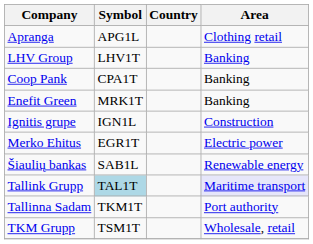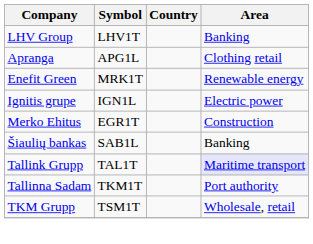rows swapped: (31, 36) <-> (40, 57)
- row: (37, 79)
(227, 100) Banking -> (254, 79) Renewable energy
(239, 121) Construction -> (243, 100) Electric power
(243, 143) Electric power -> (239, 121) Construction
(254, 164) Renewable energy -> (227, 143) Banking
(117, 185) lightblue background -> (117, 164) no background
